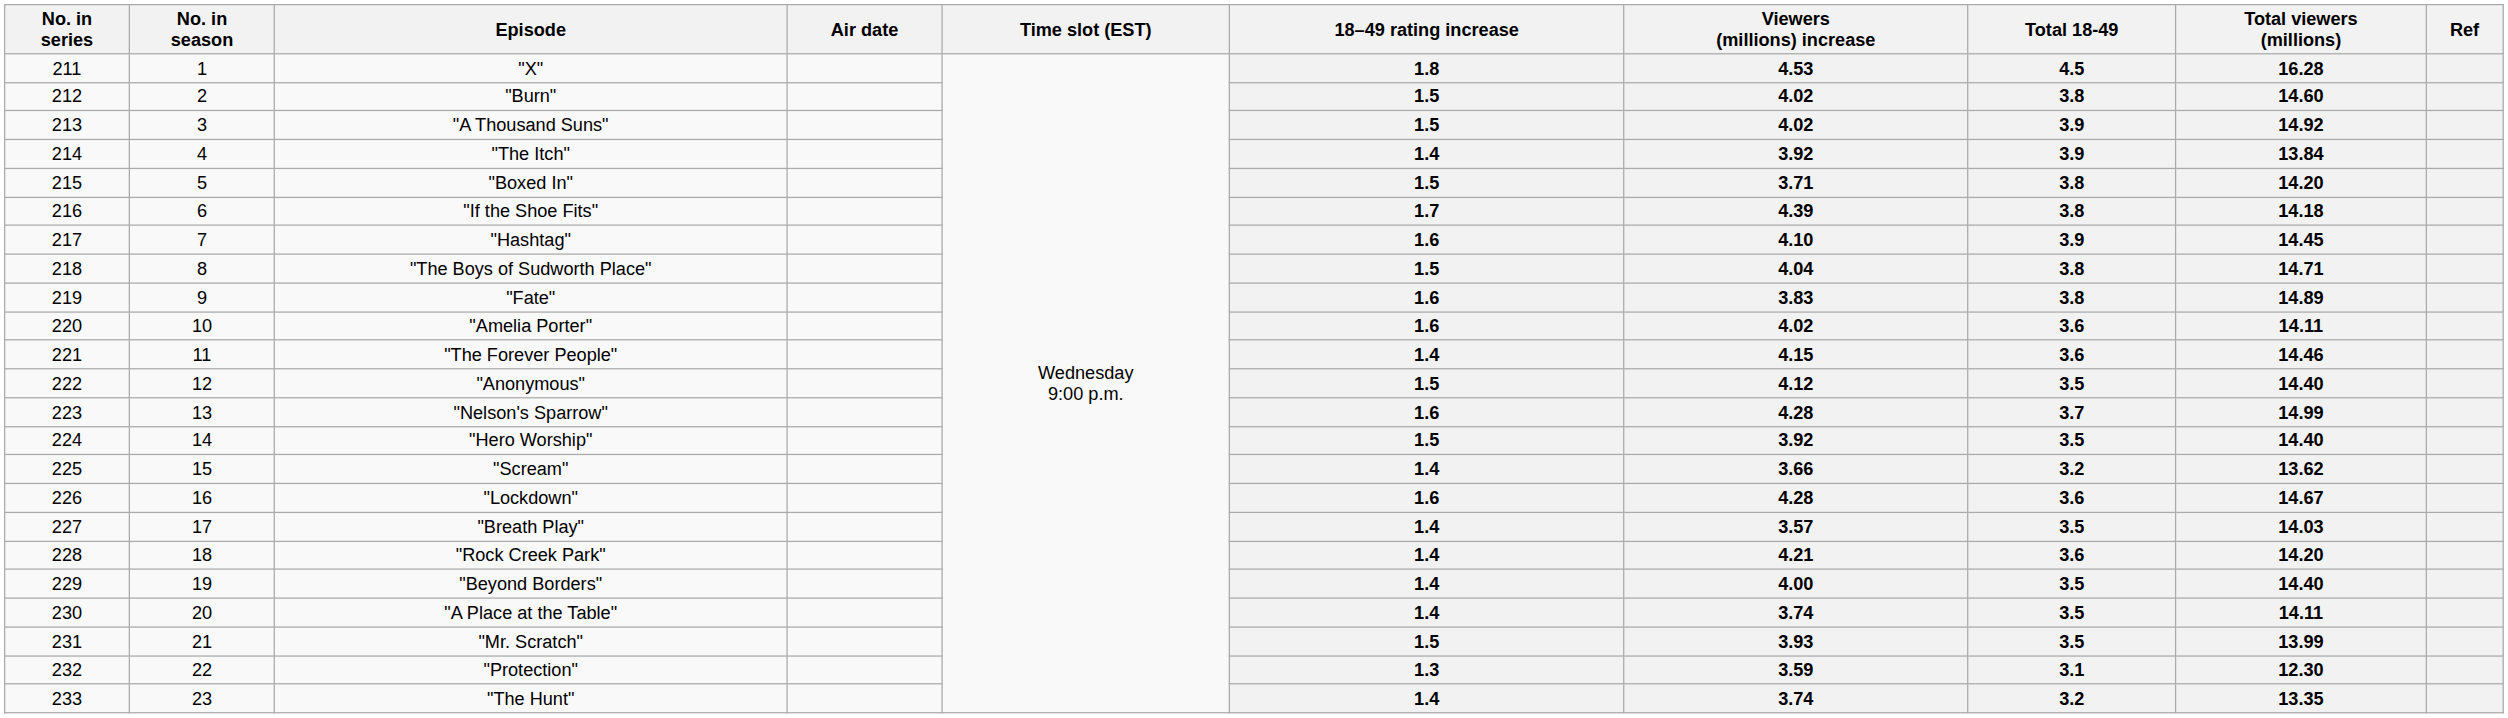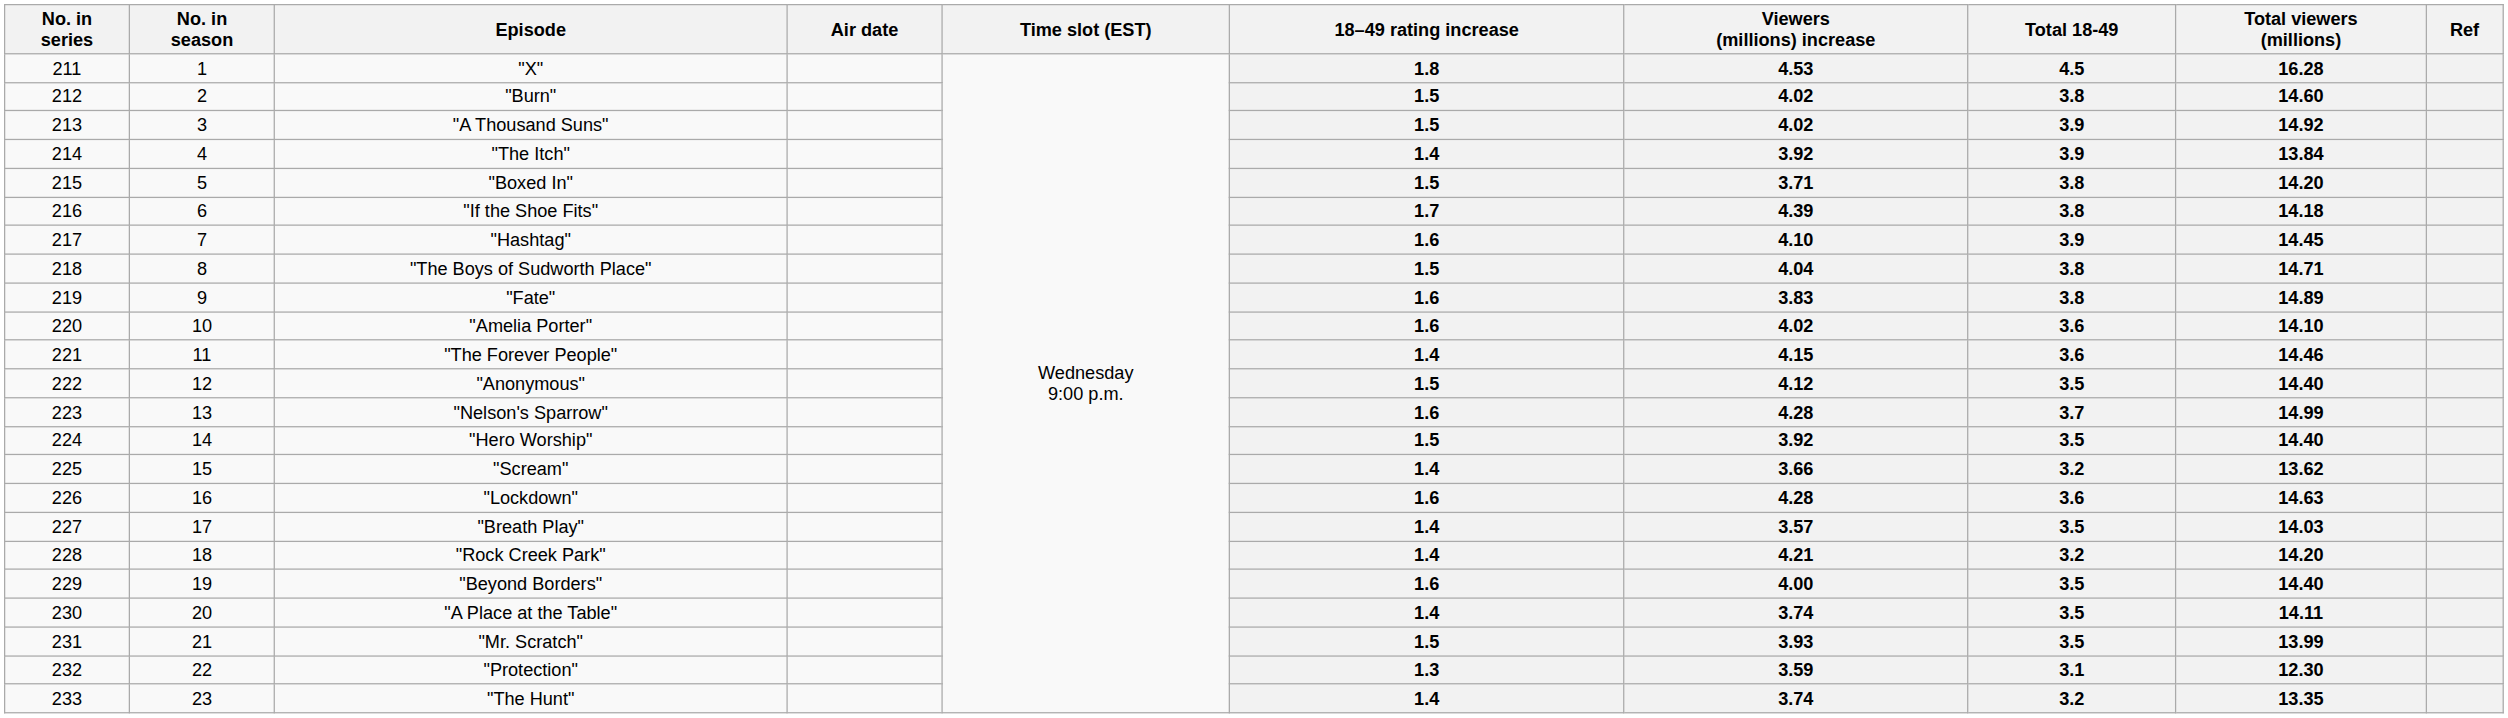(2301, 326) 14.11 -> (2301, 326) 14.10
(2301, 498) 14.67 -> (2301, 498) 14.63
(2072, 555) 3.6 -> (2072, 555) 3.2
(1427, 584) 1.4 -> (1427, 584) 1.6
